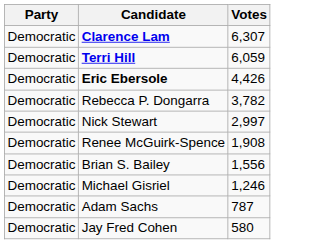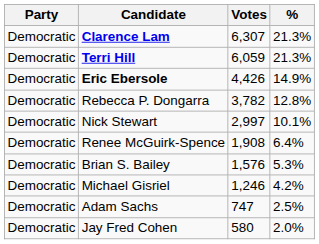+ column: (292, 15)
(248, 164) 1,556 -> (248, 164) 1,576
(243, 206) 787 -> (243, 206) 747
